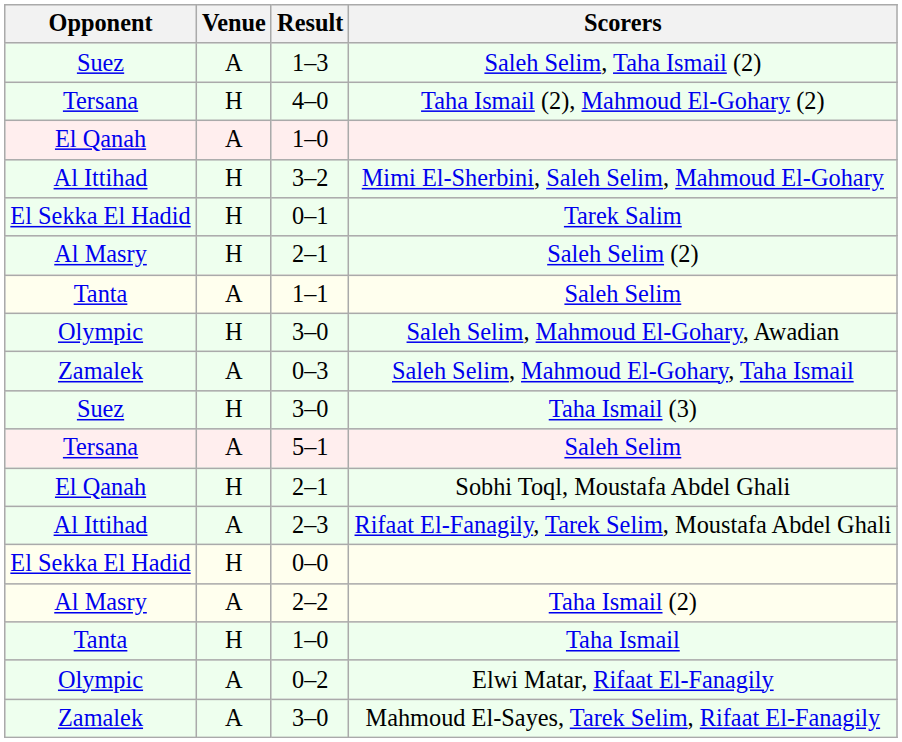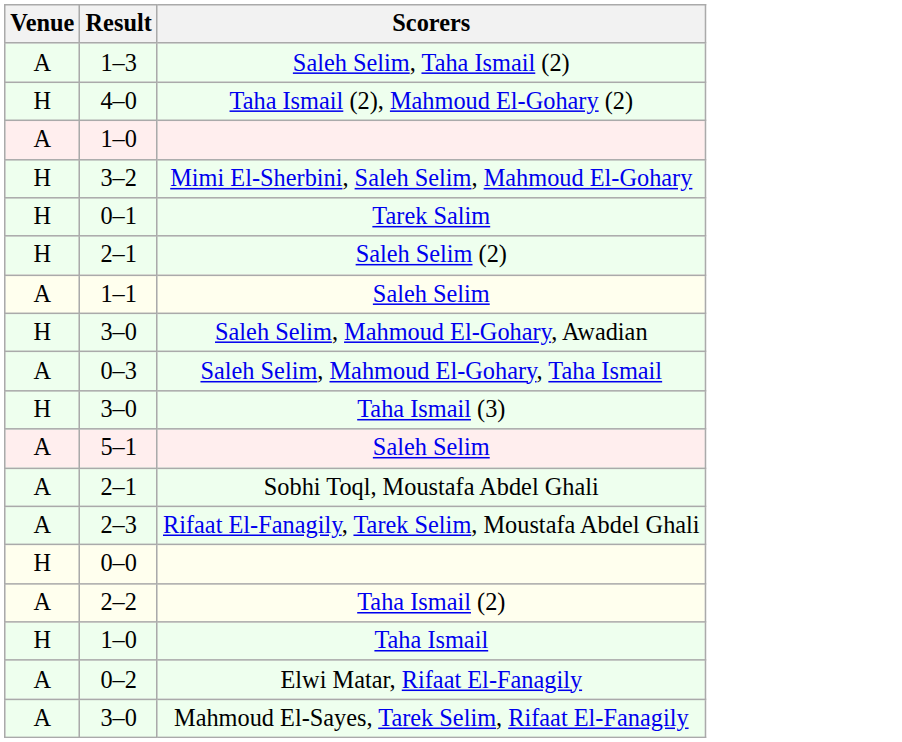- column: (101, 23)
(234, 486) H -> (42, 486) A
